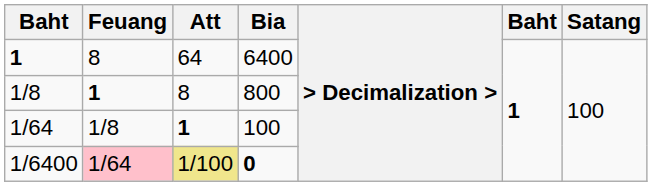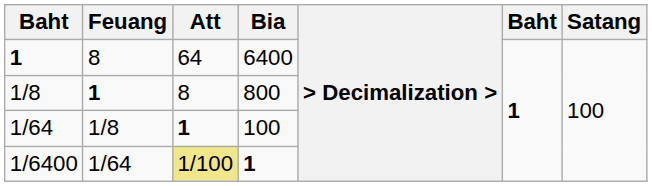(110, 163) pink background -> (110, 163) no background
(250, 163) 0 -> (250, 163) 1
